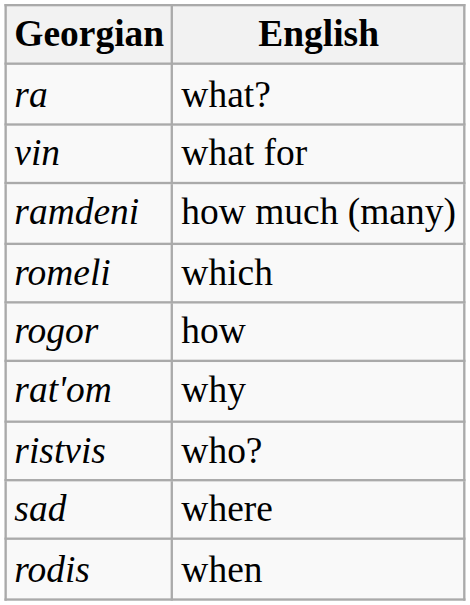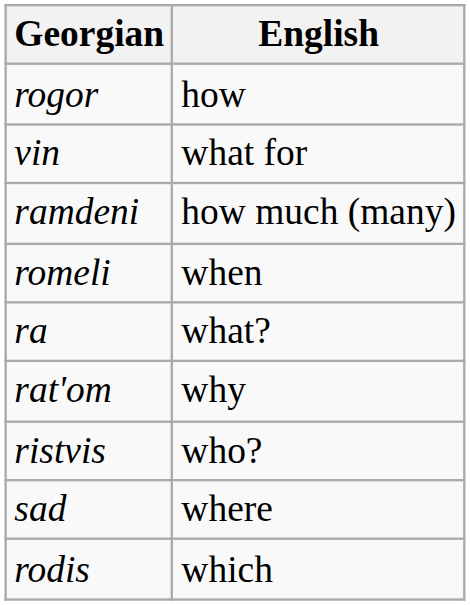rows swapped: (31, 93) <-> (56, 331)
(227, 271) which -> (222, 271) when
(222, 568) when -> (227, 568) which
